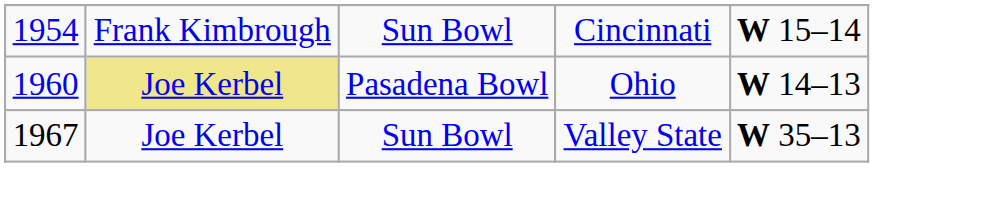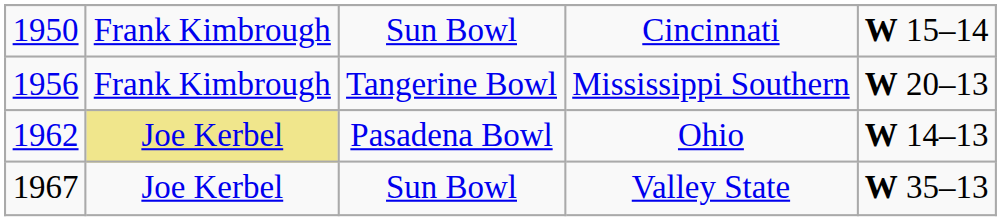(46, 30) 1954 -> (46, 30) 1950
+ row: (711, 82)
(46, 82) 1960 -> (46, 135) 1962
